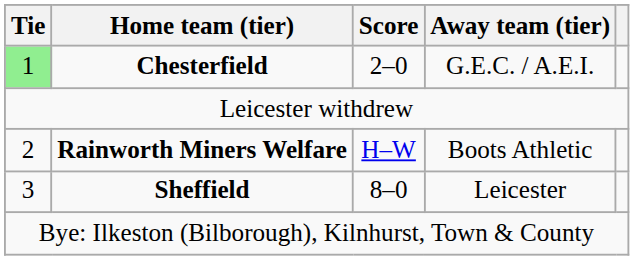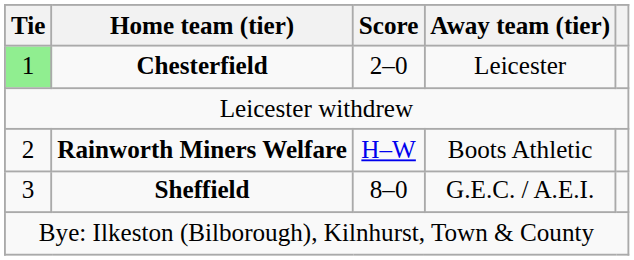(520, 66) G.E.C. / A.E.I. -> (520, 66) Leicester
(520, 190) Leicester -> (520, 190) G.E.C. / A.E.I.
